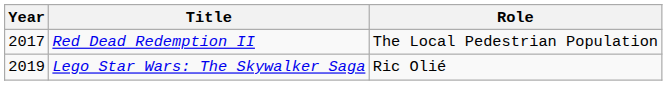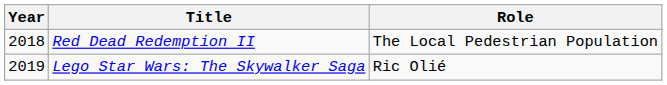(27, 42) 2017 -> (27, 42) 2018
